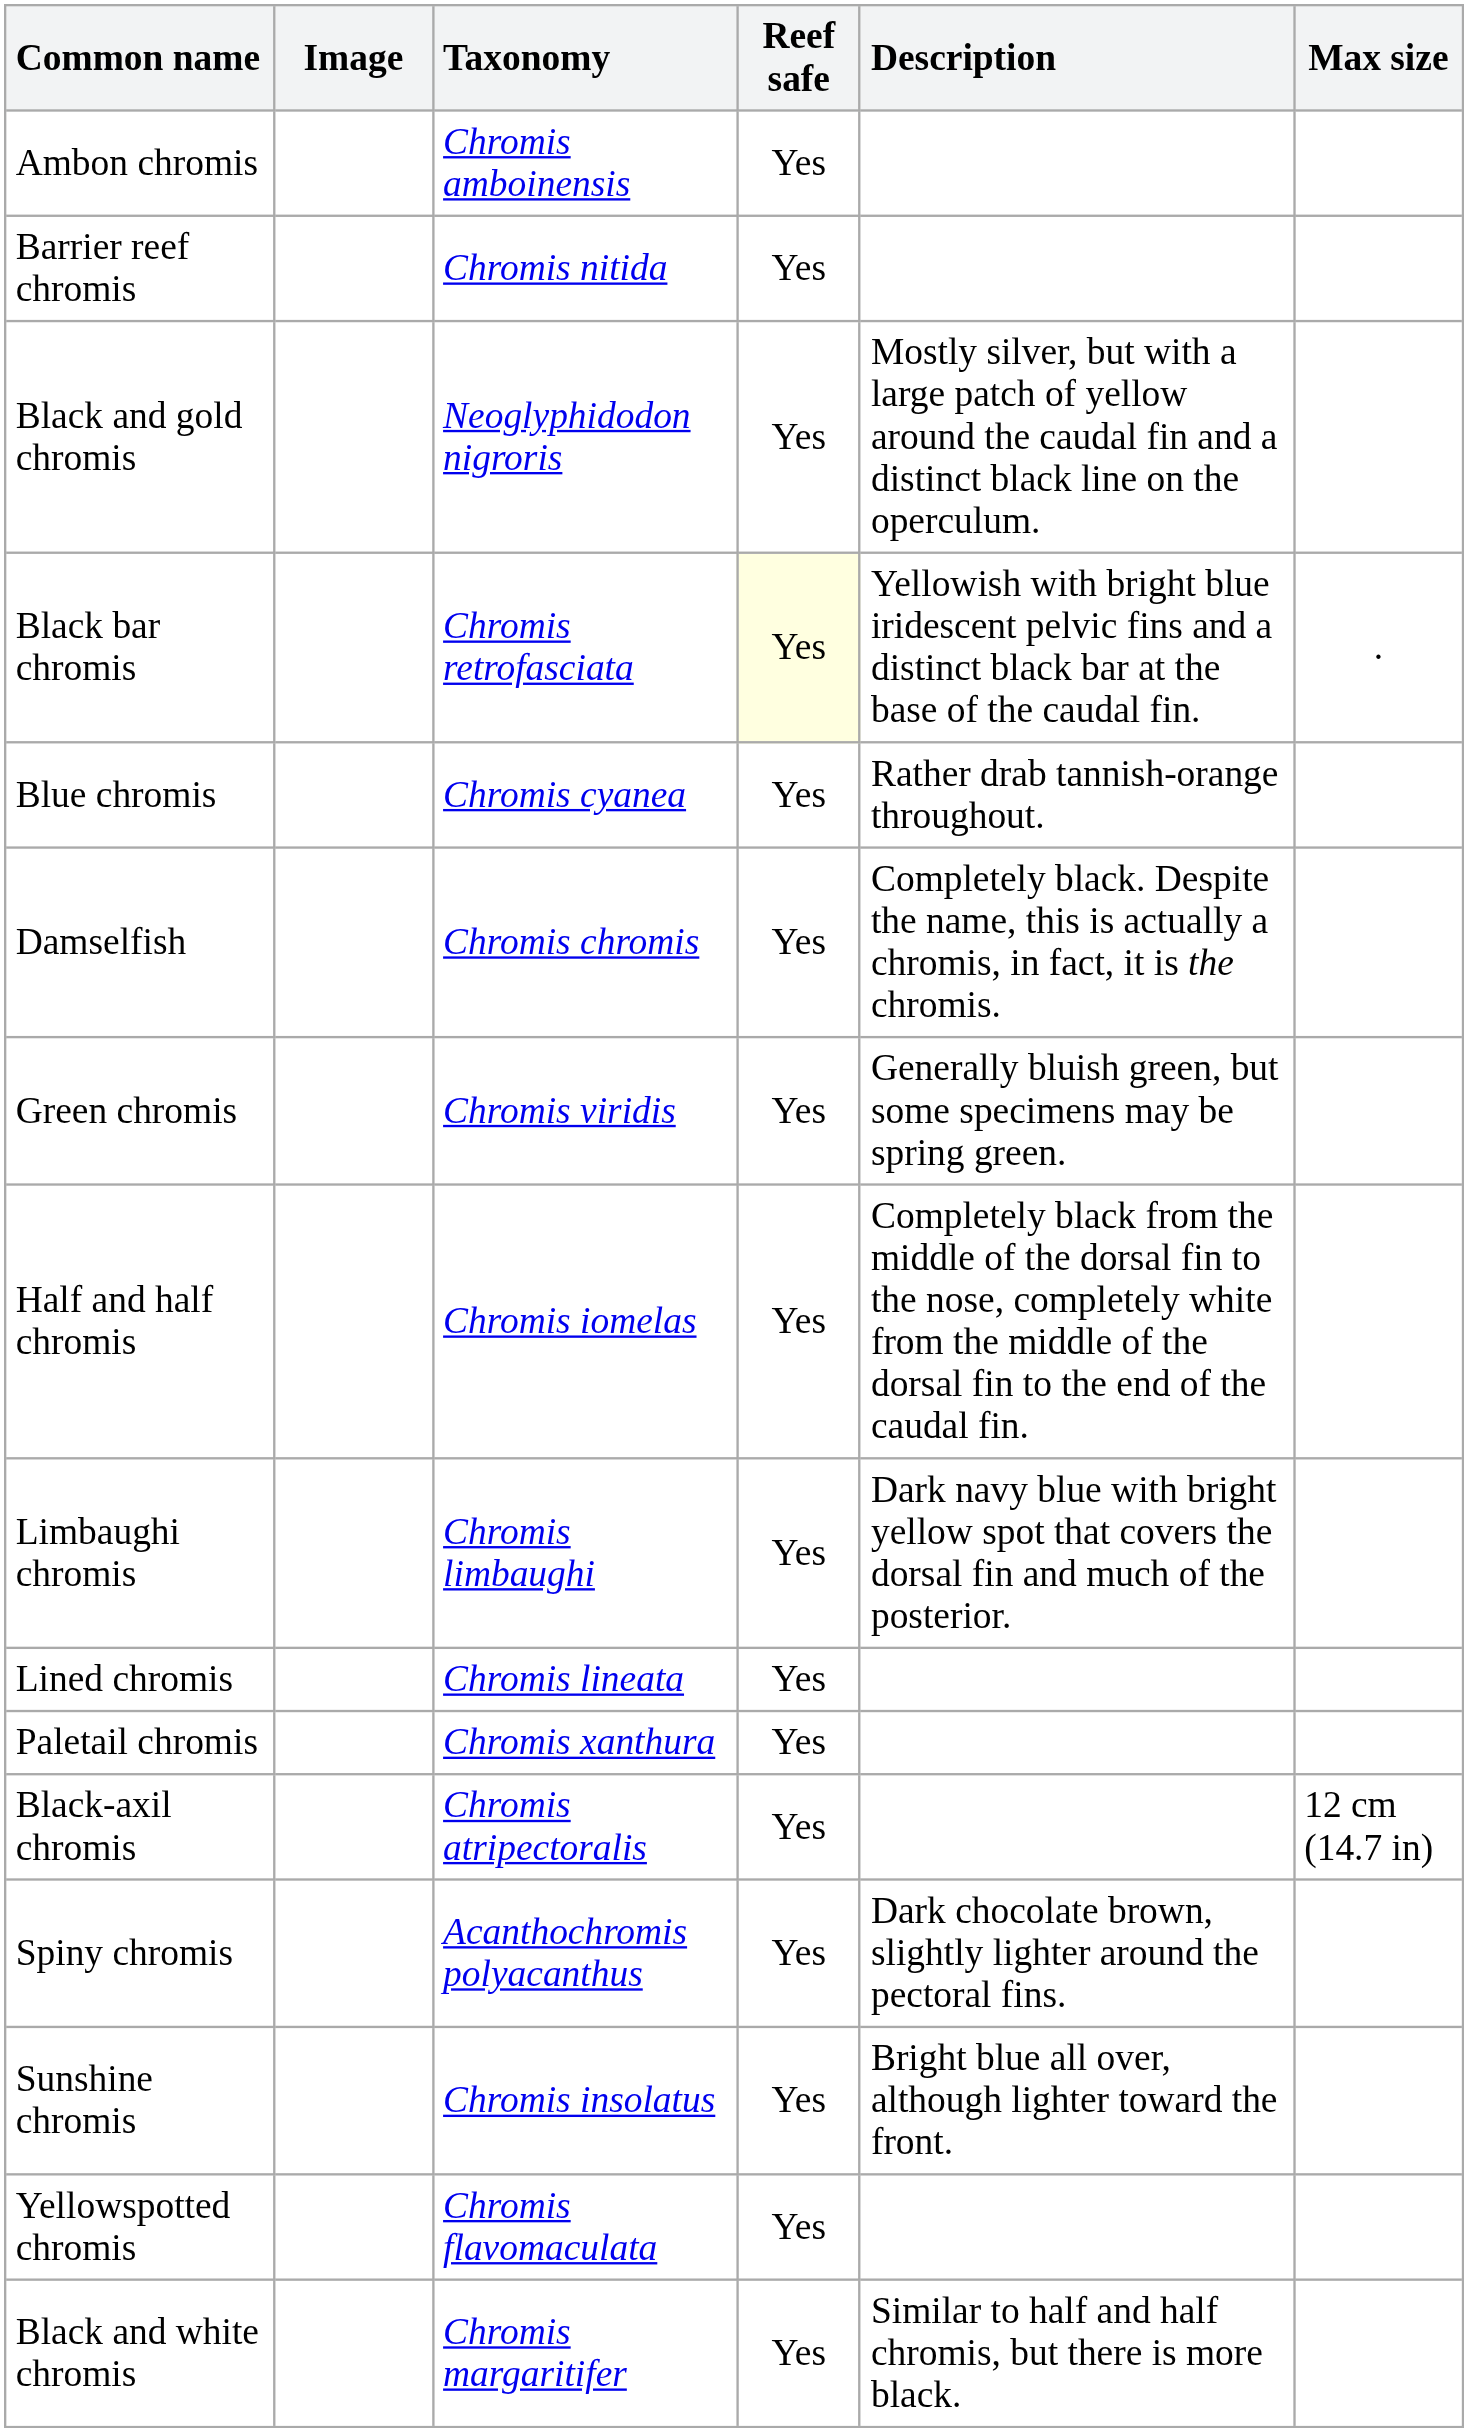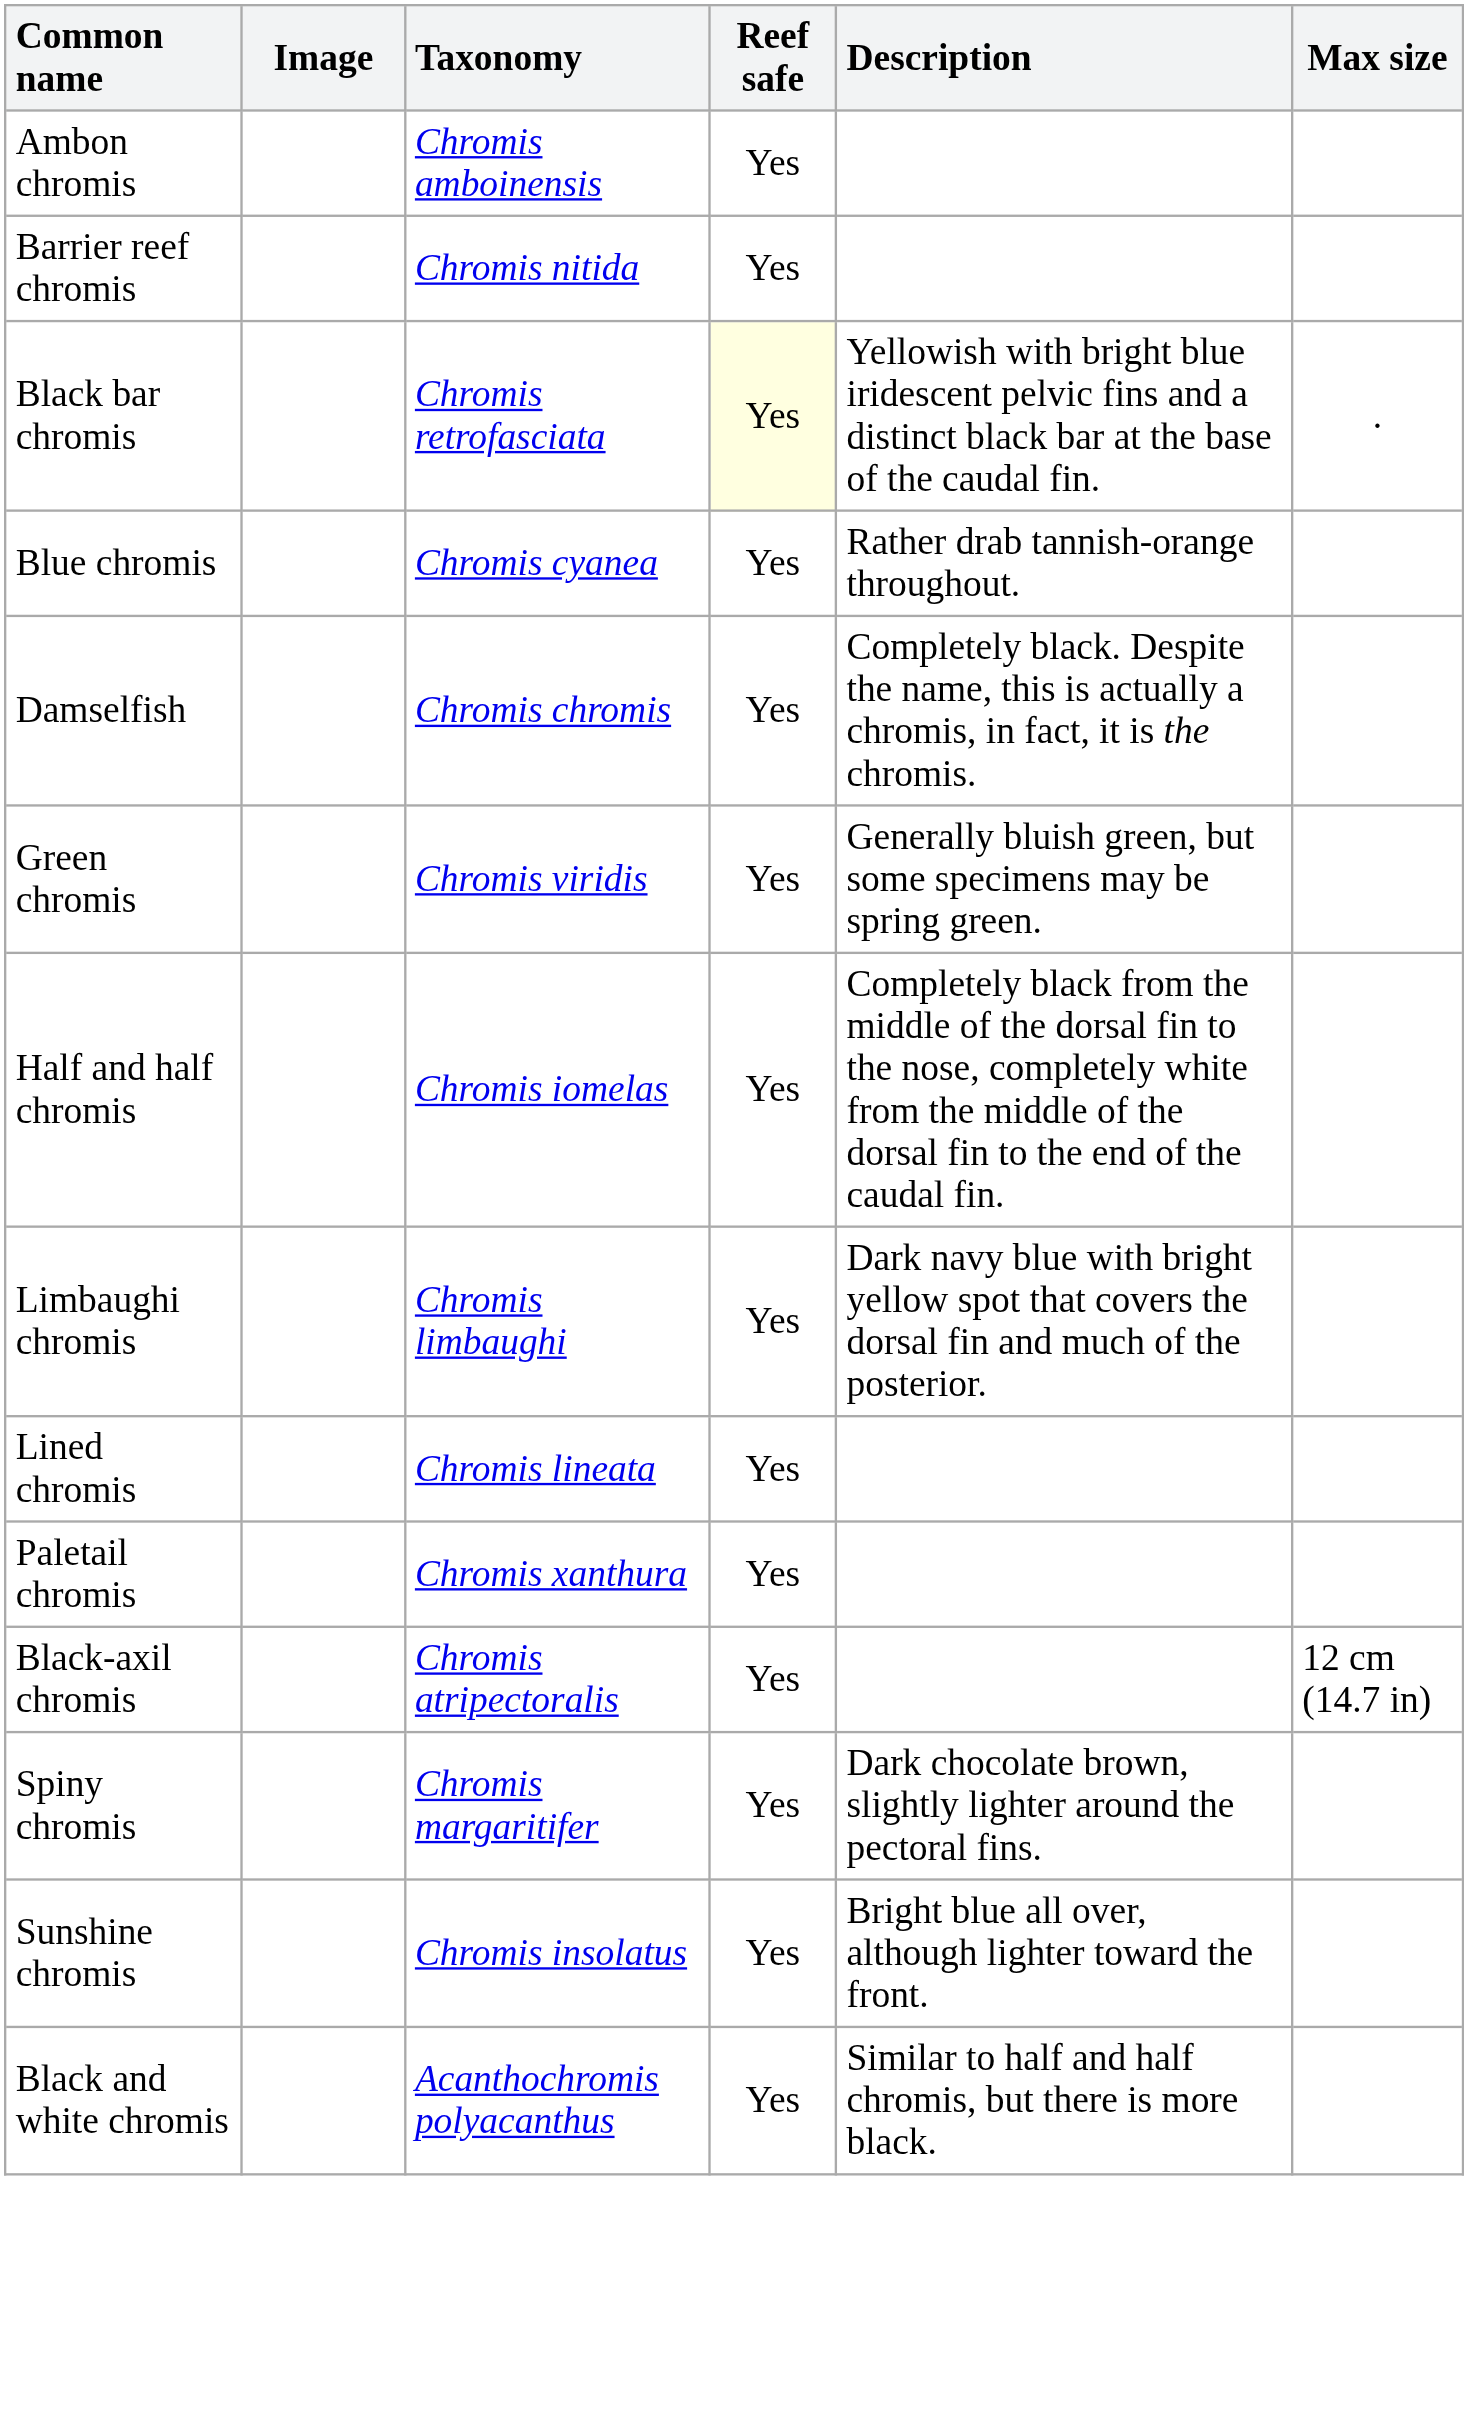- row: (129, 436)
(565, 1952) Acanthochromis polyacanthus -> (507, 1805) Chromis margaritifer
- row: (123, 2226)
(535, 2352) Chromis margaritifer -> (537, 2099) Acanthochromis polyacanthus
